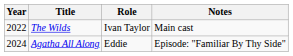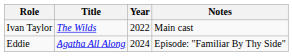columns swapped: (17, 12) <-> (127, 12)
